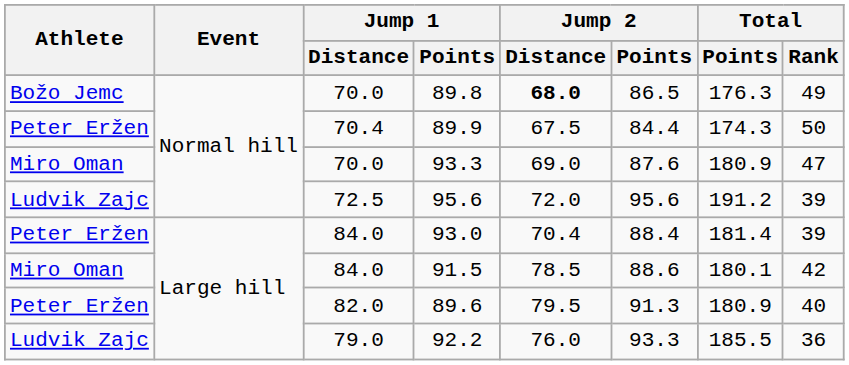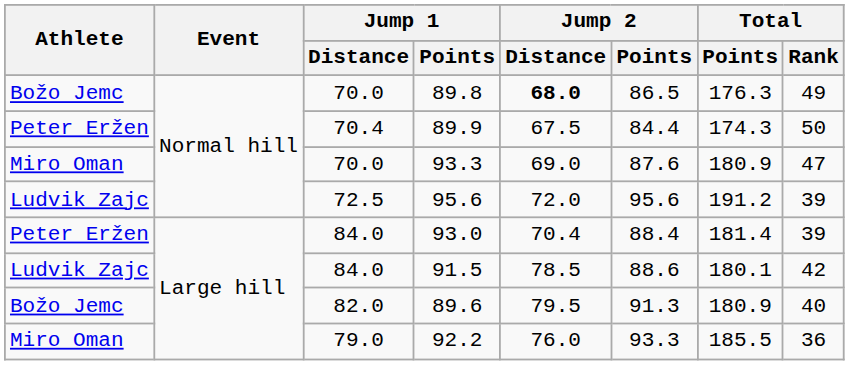(67, 270) Miro Oman -> (79, 270) Ludvik Zajc
(79, 305) Peter Eržen -> (67, 305) Božo Jemc
(79, 341) Ludvik Zajc -> (67, 341) Miro Oman
